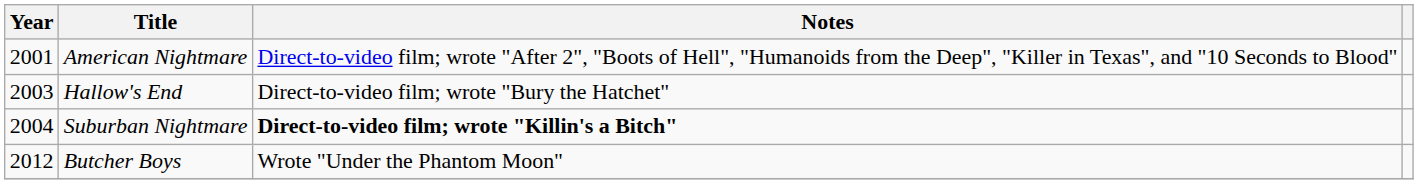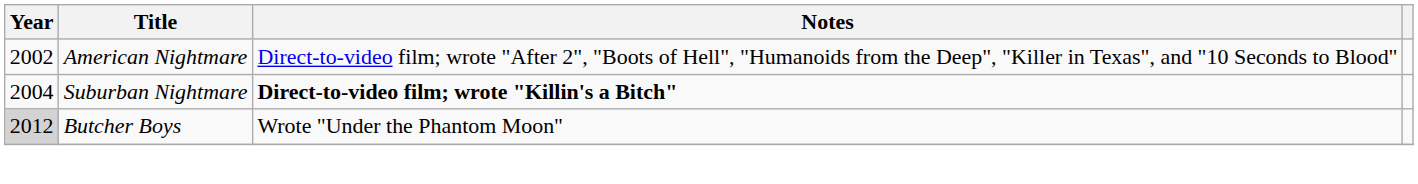(32, 56) 2001 -> (32, 56) 2002
- row: (123, 91)
(32, 160) no background -> (32, 126) lightgrey background
